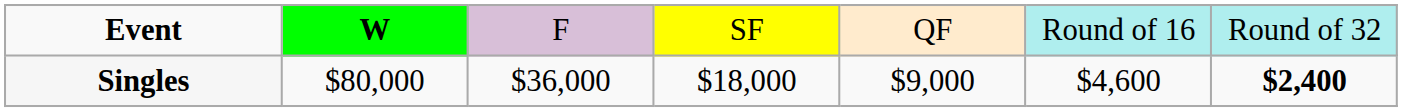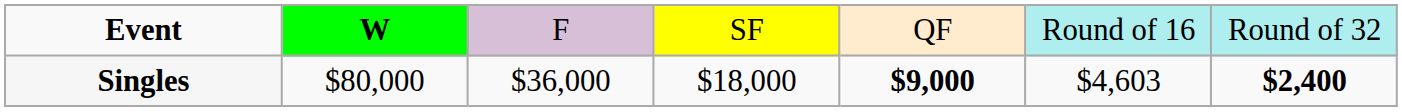(933, 80) normal -> (933, 80) bold
(1119, 80) $4,600 -> (1119, 80) $4,603
